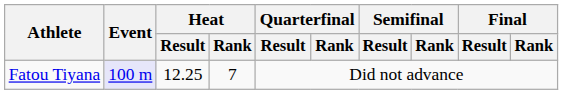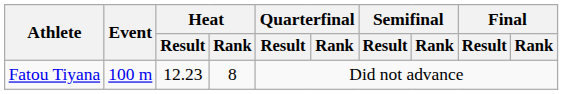(130, 75) lavender background -> (130, 75) no background
(183, 75) 12.25 -> (183, 75) 12.23
(232, 75) 7 -> (232, 75) 8
